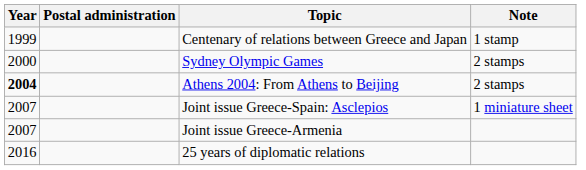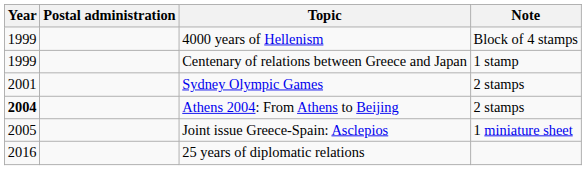+ row: (253, 38)
(22, 61) 2000 -> (22, 84) 2001
(22, 107) 2007 -> (22, 130) 2005
- row: (262, 130)
